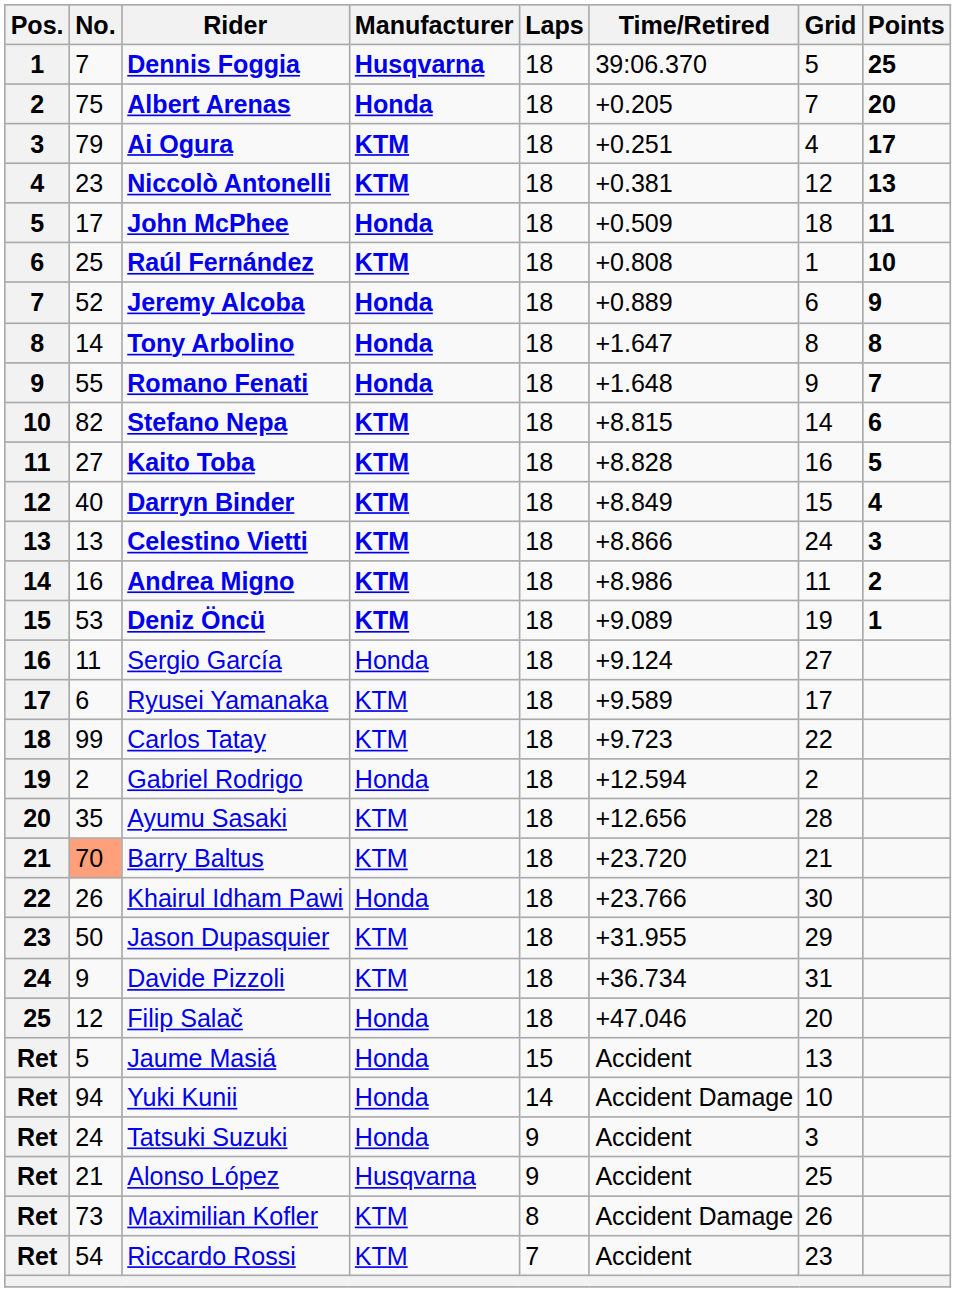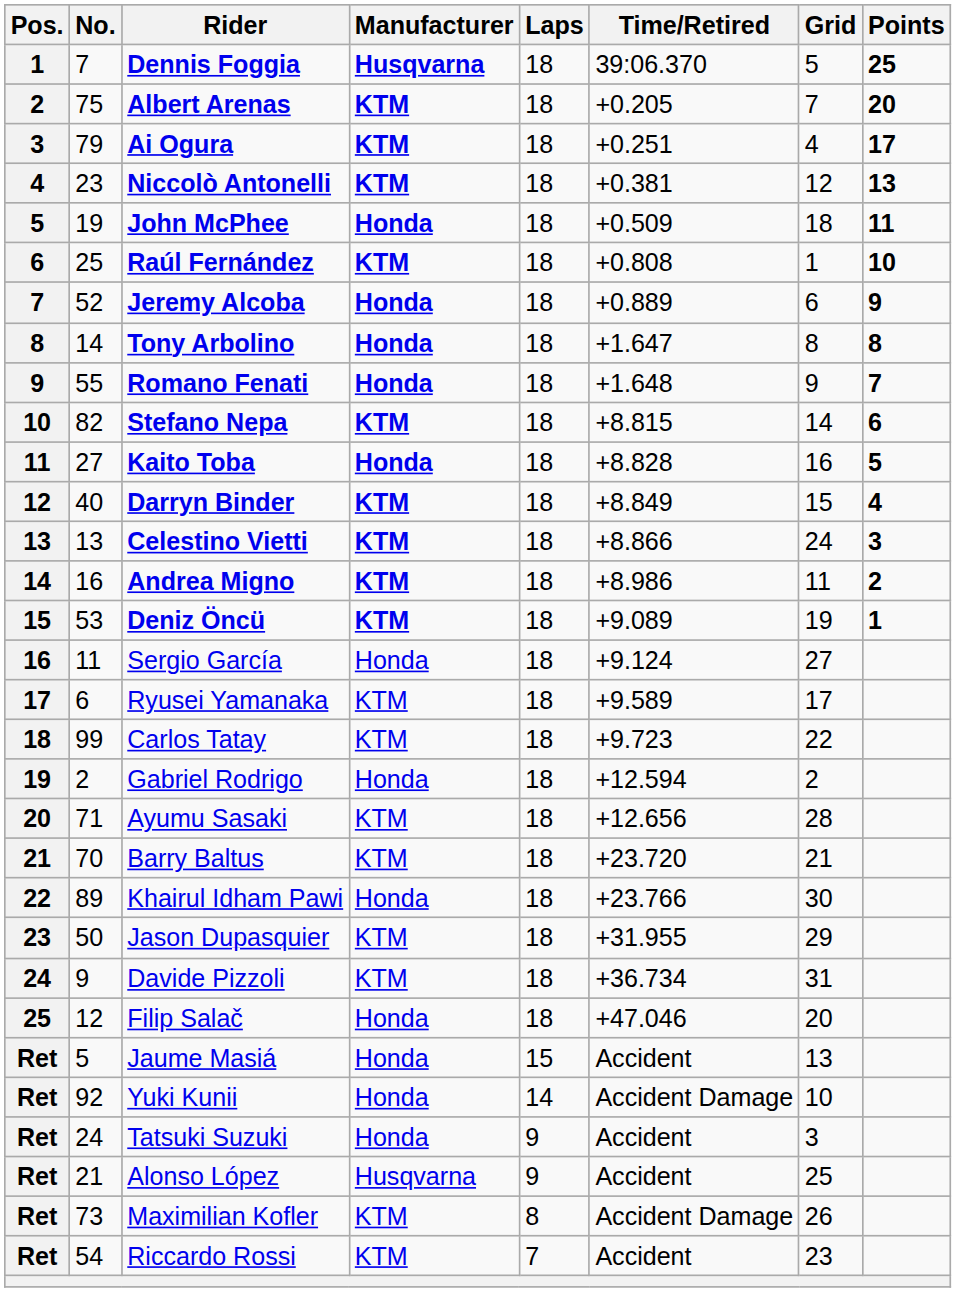(394, 104) Honda -> (382, 104) KTM
(89, 223) 17 -> (89, 223) 19
(382, 462) KTM -> (394, 462) Honda
(89, 819) 35 -> (89, 819) 71
(89, 859) lightsalmon background -> (89, 859) no background
(89, 898) 26 -> (89, 898) 89
(89, 1097) 94 -> (89, 1097) 92
